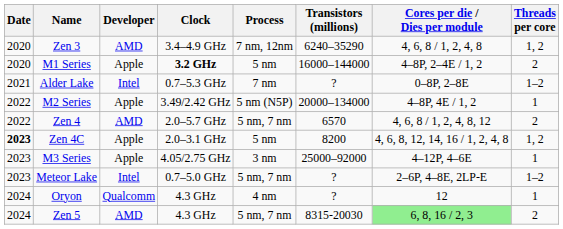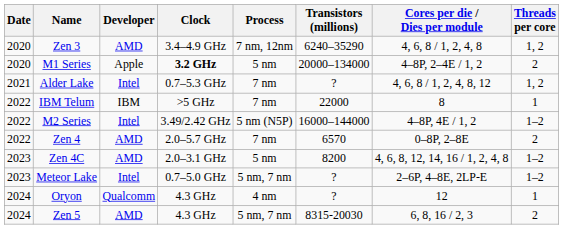(334, 64) 16000–144000 -> (334, 64) 20000–134000
(442, 83) 0–8P, 2–8E -> (442, 83) 4, 6, 8 / 1, 2, 4, 8, 12
(535, 83) 1–2 -> (535, 83) 1, 2
+ row: (67, 102)
(129, 102) Apple -> (129, 121) Intel
(334, 102) 20000–134000 -> (334, 121) 16000–144000
(535, 102) 1 -> (535, 121) 1–2
(265, 121) 5 nm, 7 nm -> (265, 139) 7 nm
(442, 121) 4, 6, 8 / 1, 2, 4, 8, 12 -> (442, 139) 0–8P, 2–8E
(19, 139) bold -> (19, 158) normal
(129, 139) Apple -> (129, 158) AMD
(535, 139) 1, 2 -> (535, 158) 1–2
- row: (67, 158)
(442, 214) lightgreen background -> (442, 214) no background
